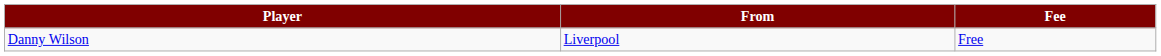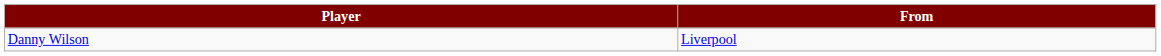- column: (1055, 16)
